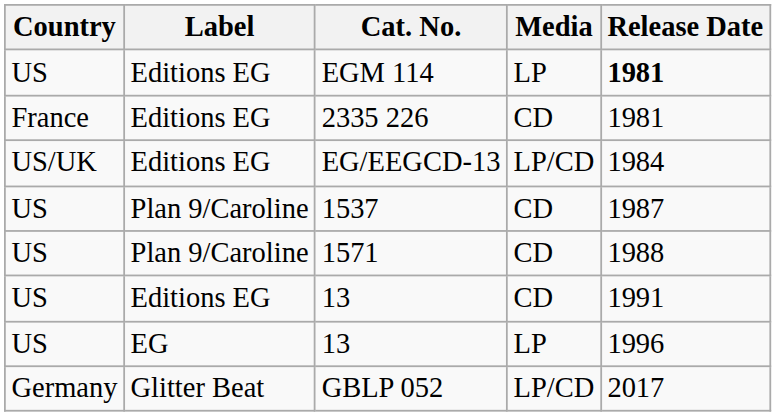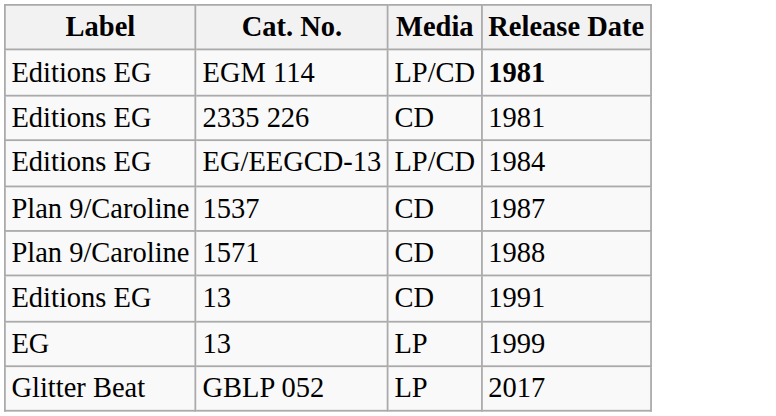- column: (64, 27)
(530, 72) LP -> (435, 72) LP/CD
(636, 343) 1996 -> (517, 343) 1999
(554, 388) LP/CD -> (411, 388) LP
